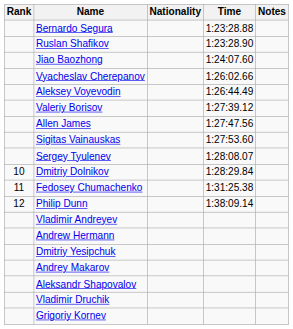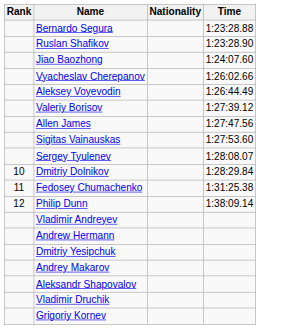- column: (272, 12)
